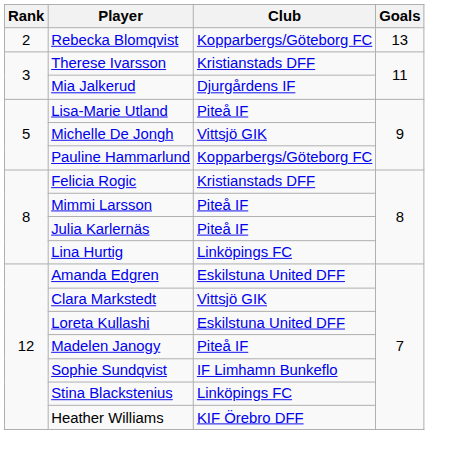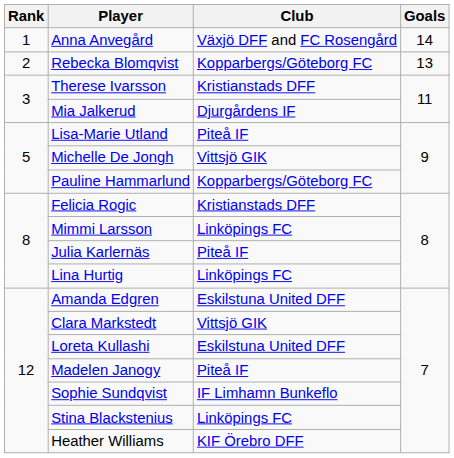+ row: (102, 39)
(223, 205) Piteå IF -> (245, 228) Linköpings FC
